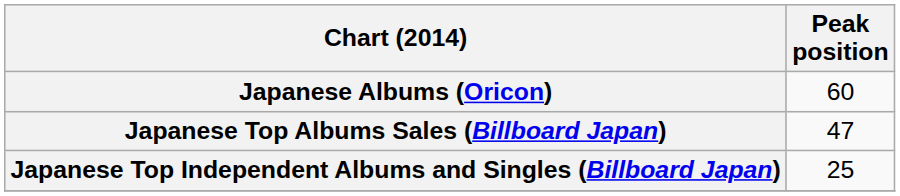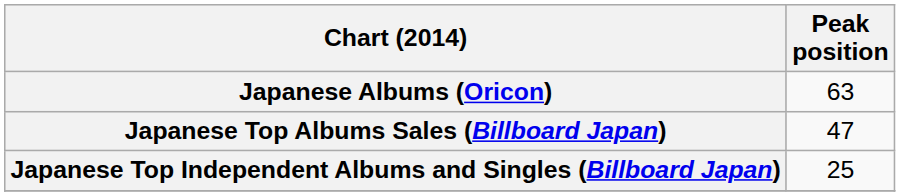(840, 91) 60 -> (840, 91) 63
